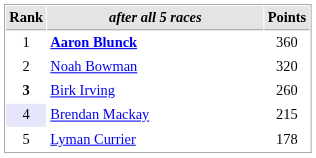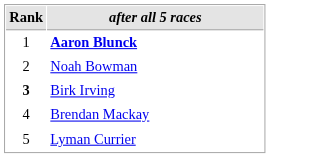- column: (287, 17)
(26, 115) lavender background -> (26, 115) no background
